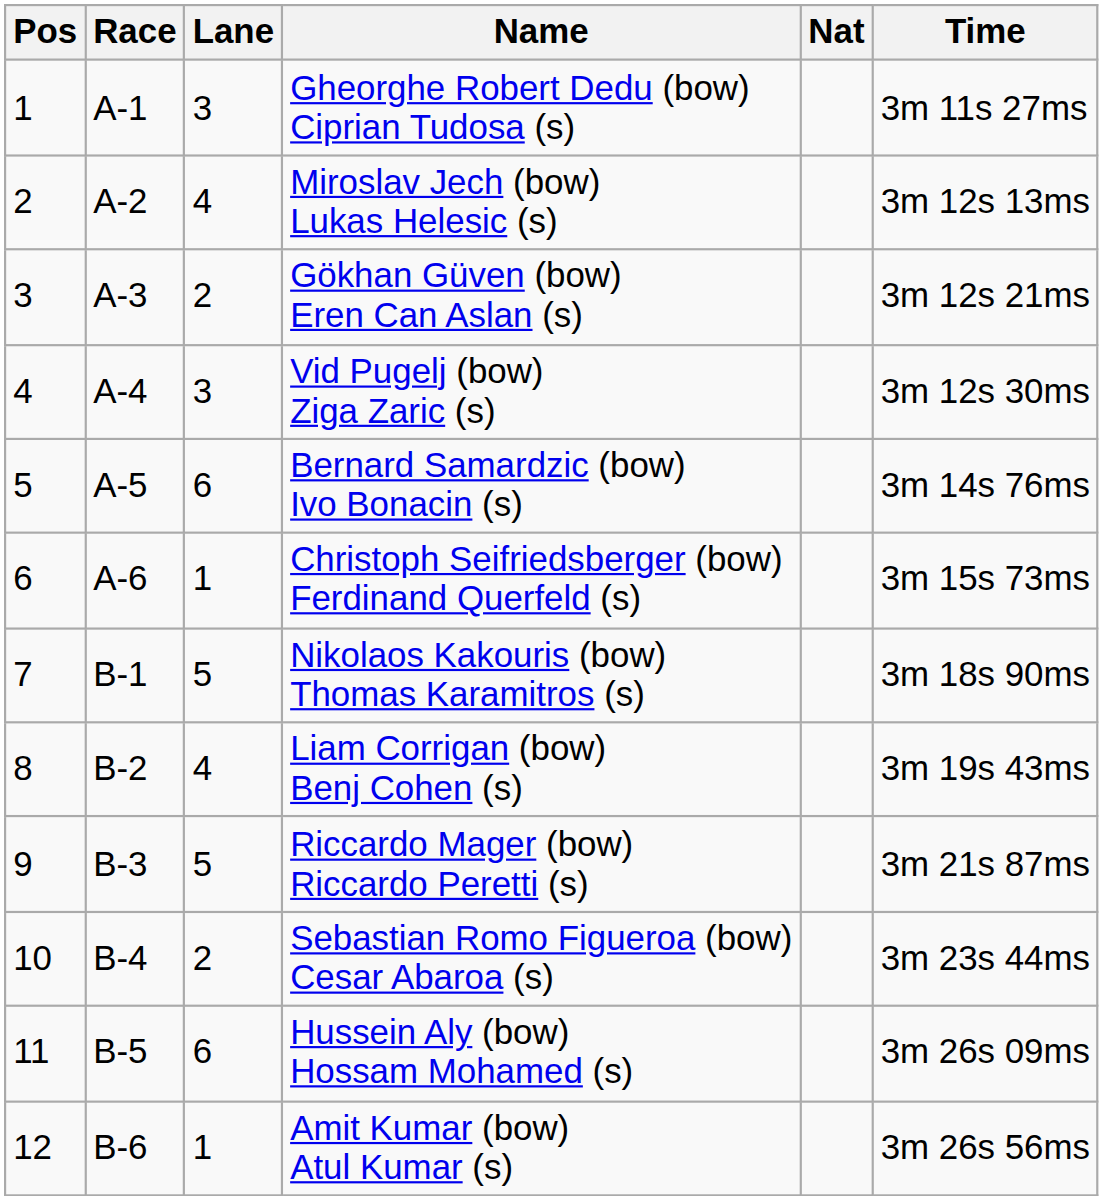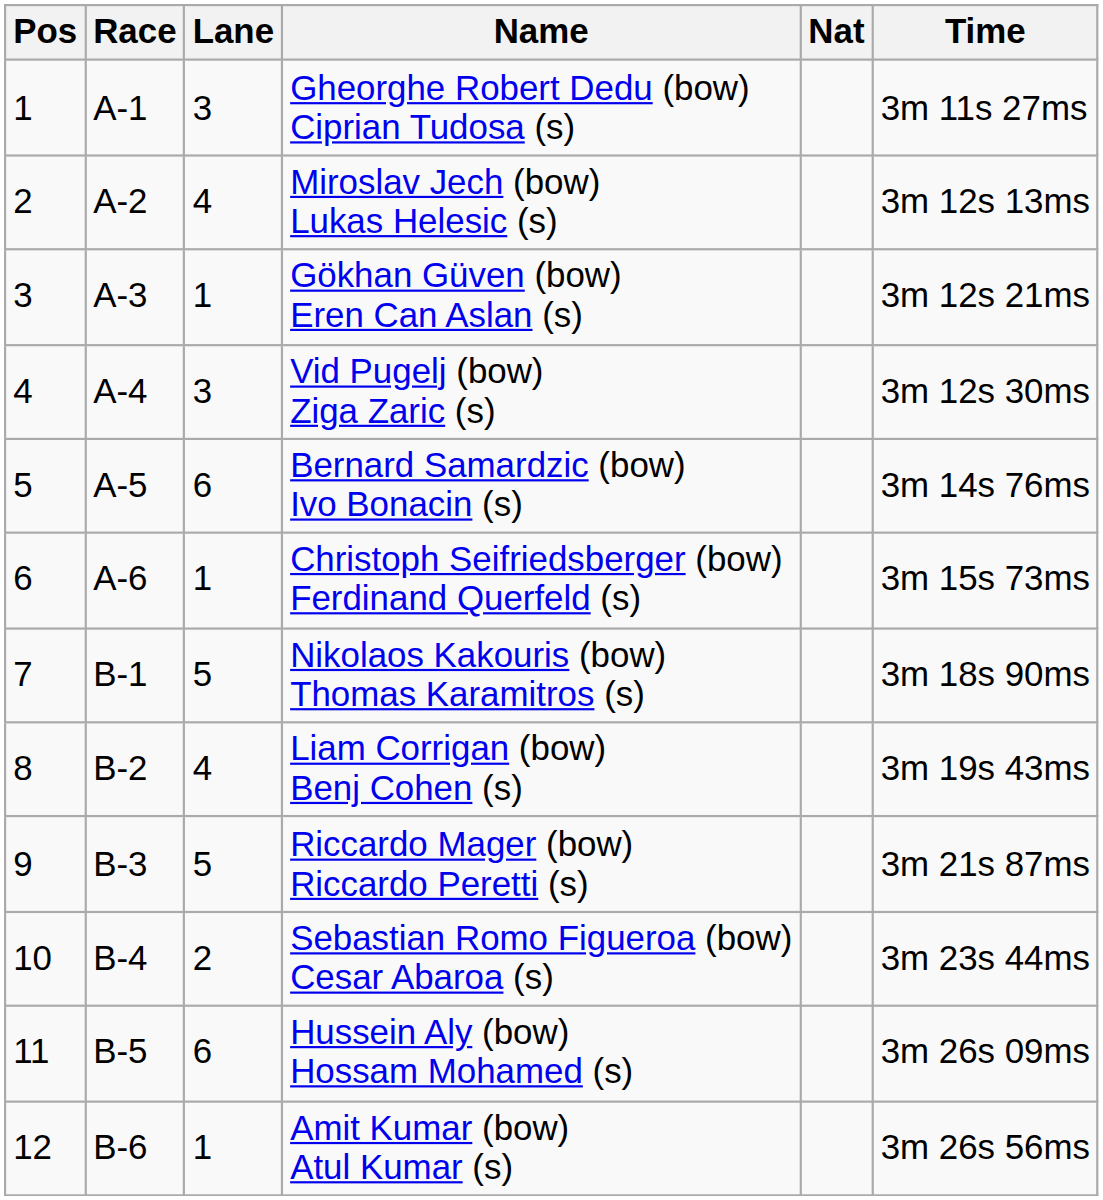(202, 296) 2 -> (202, 296) 1
